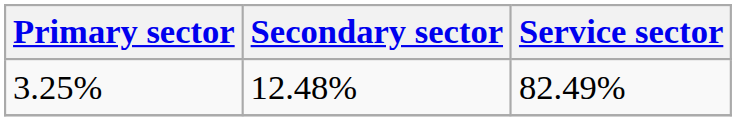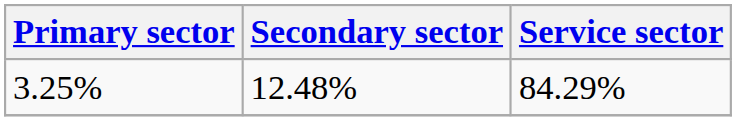(572, 86) 82.49% -> (572, 86) 84.29%
